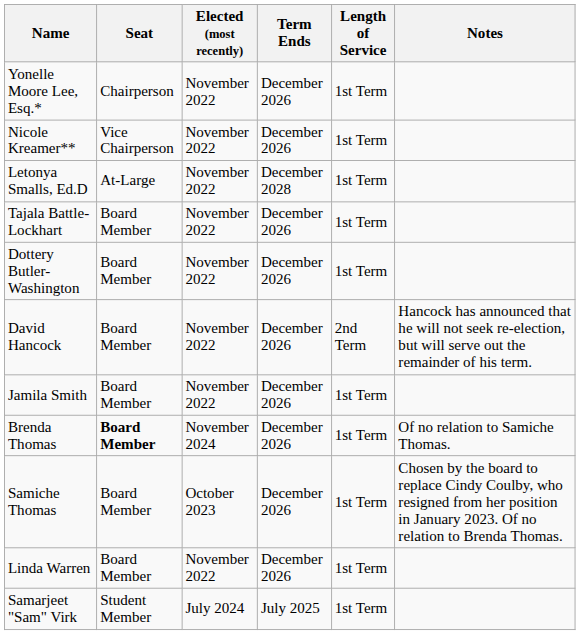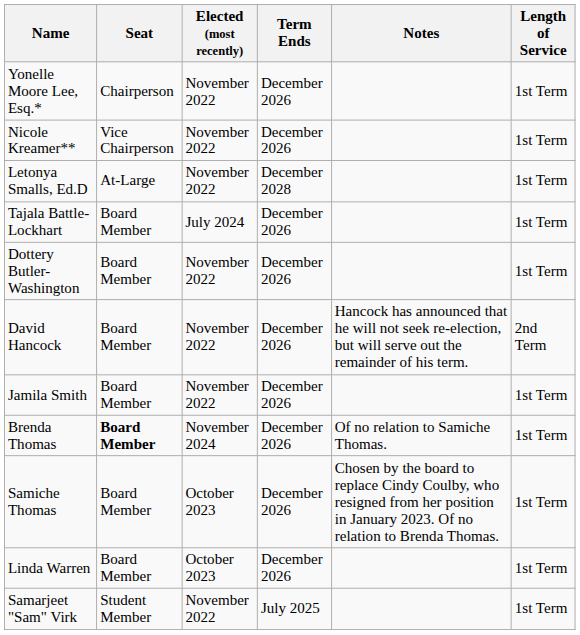columns swapped: (363, 33) <-> (485, 33)
(217, 221) November 2022 -> (215, 221) July 2024
(217, 567) November 2022 -> (210, 567) October 2023
(215, 608) July 2024 -> (217, 608) November 2022
